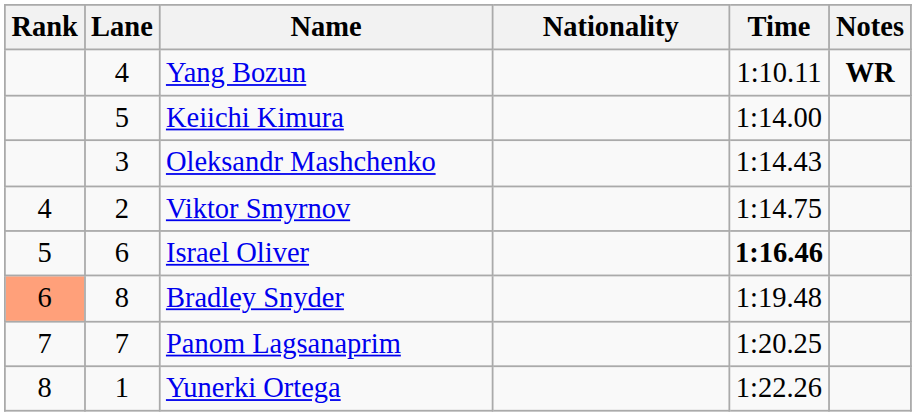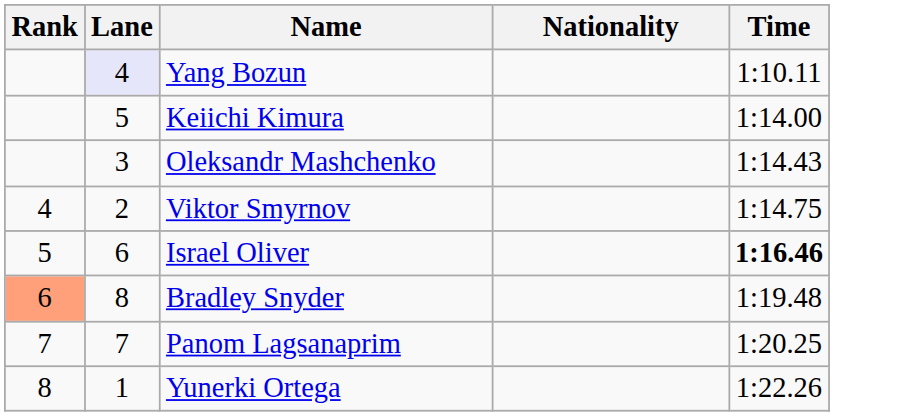- column: (870, 27)
(122, 72) no background -> (122, 72) lavender background
